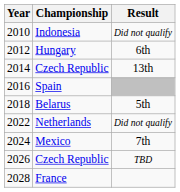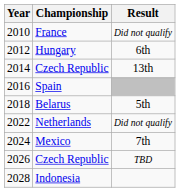(58, 31) Indonesia -> (51, 31) France
(51, 178) France -> (58, 178) Indonesia
